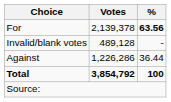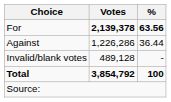(113, 27) normal -> (113, 27) bold
rows swapped: (23, 58) <-> (47, 43)
